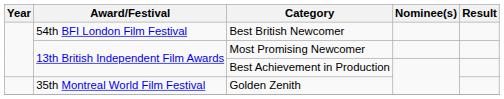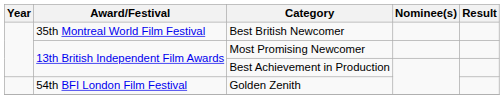(112, 31) 54th BFI London Film Festival -> (121, 31) 35th Montreal World Film Festival
(121, 85) 35th Montreal World Film Festival -> (112, 85) 54th BFI London Film Festival
